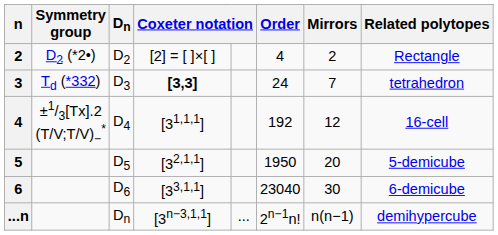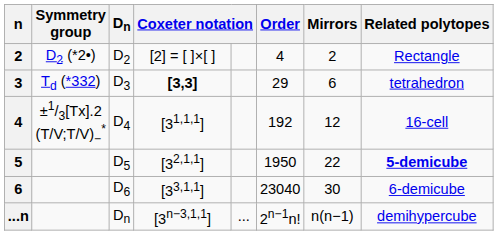(280, 82) 24 -> (280, 82) 29
(332, 82) 7 -> (332, 82) 6
(332, 162) 20 -> (332, 162) 22
(427, 162) normal -> (427, 162) bold
